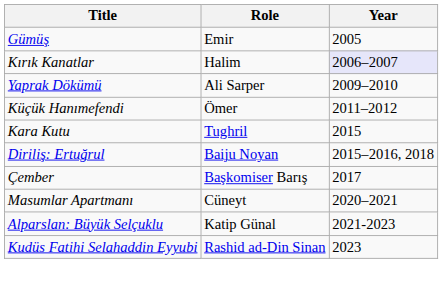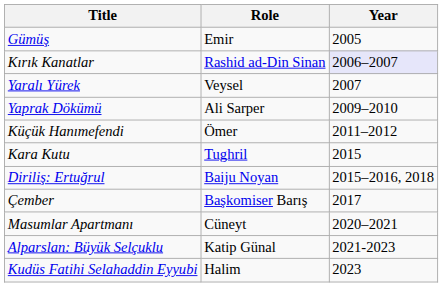(222, 62) Halim -> (265, 62) Rashid ad-Din Sinan
+ row: (44, 85)
(265, 246) Rashid ad-Din Sinan -> (222, 270) Halim
